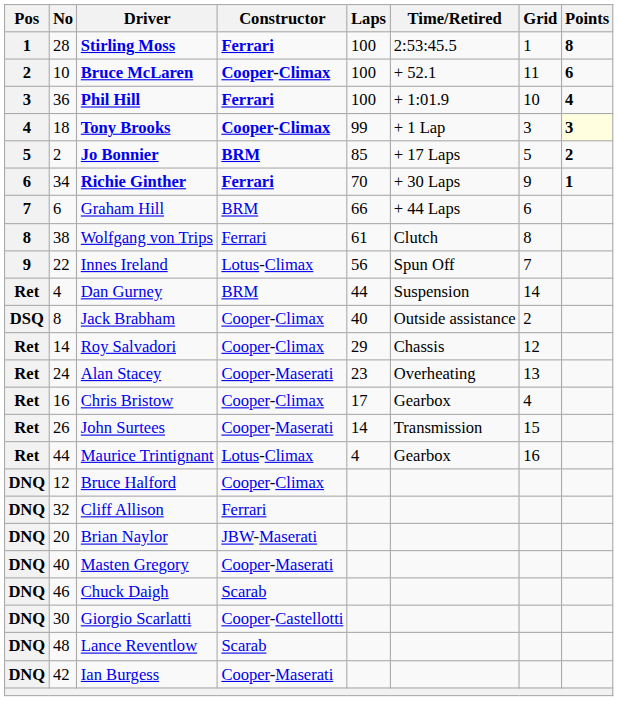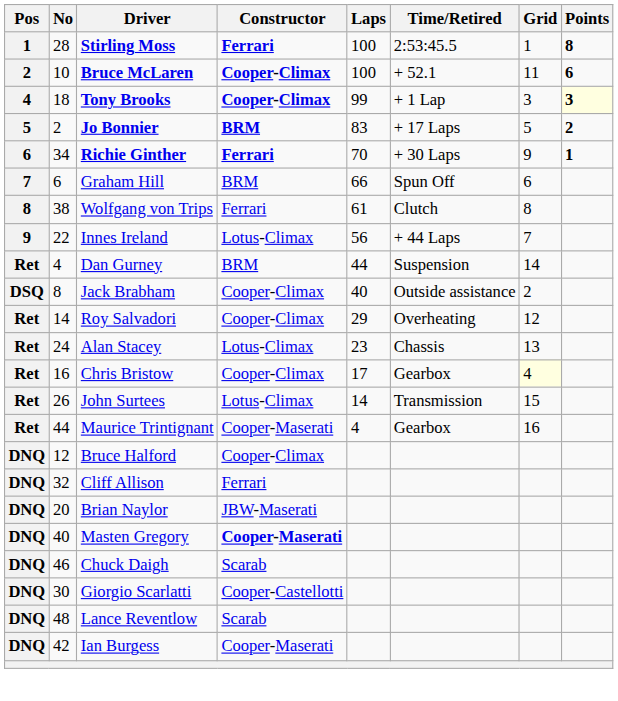- row: (110, 100)
(359, 154) 85 -> (359, 127) 83
(427, 209) + 44 Laps -> (424, 182) Spun Off
(424, 264) Spun Off -> (427, 236) + 44 Laps
(419, 346) Chassis -> (435, 318) Overheating
(277, 373) Cooper-Maserati -> (267, 346) Lotus-Climax
(435, 373) Overheating -> (419, 346) Chassis
(527, 400) no background -> (527, 373) lightyellow background
(277, 428) Cooper-Maserati -> (267, 400) Lotus-Climax
(267, 455) Lotus-Climax -> (277, 428) Cooper-Maserati
(277, 564) normal -> (282, 537) bold
